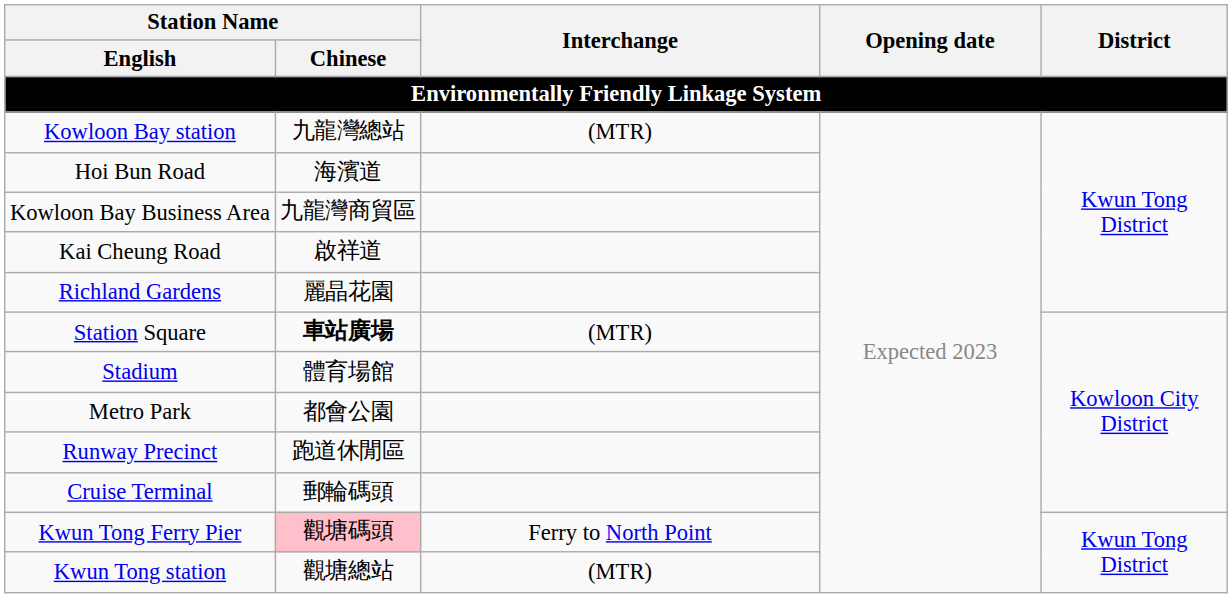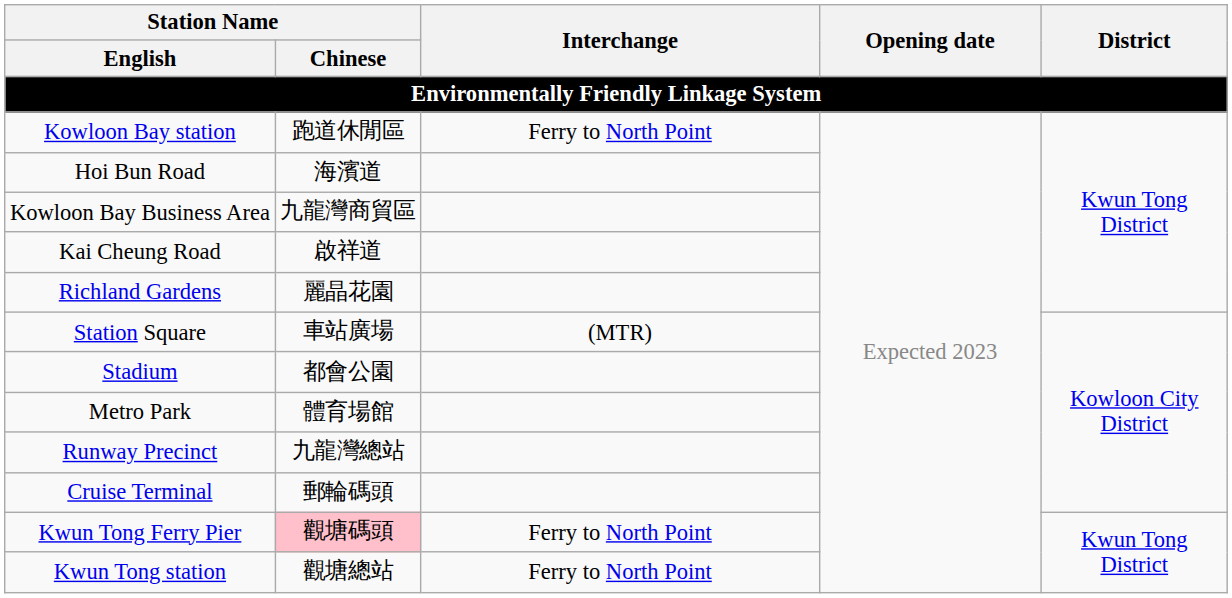(348, 131) 九龍灣總站 -> (348, 131) 跑道休閒區
(620, 131) (MTR) -> (620, 131) Ferry to North Point
(348, 331) bold -> (348, 331) normal
(348, 371) 體育場館 -> (348, 371) 都會公園
(348, 411) 都會公園 -> (348, 411) 體育場館
(348, 451) 跑道休閒區 -> (348, 451) 九龍灣總站
(620, 571) (MTR) -> (620, 571) Ferry to North Point
